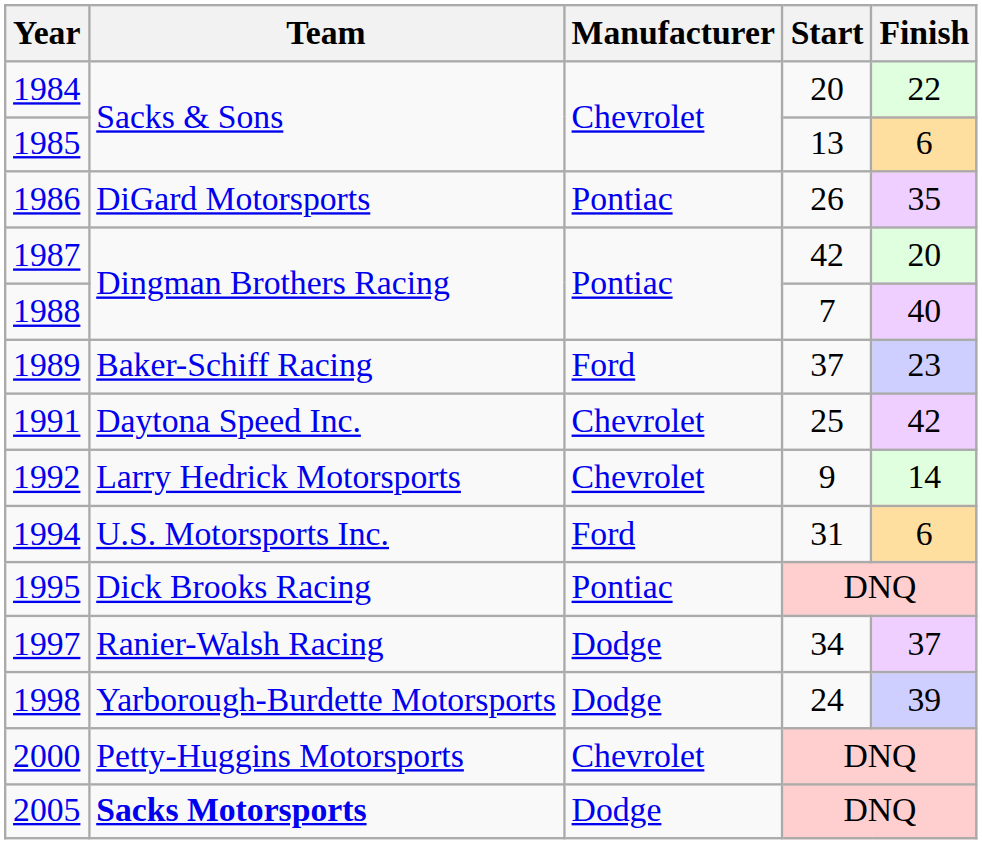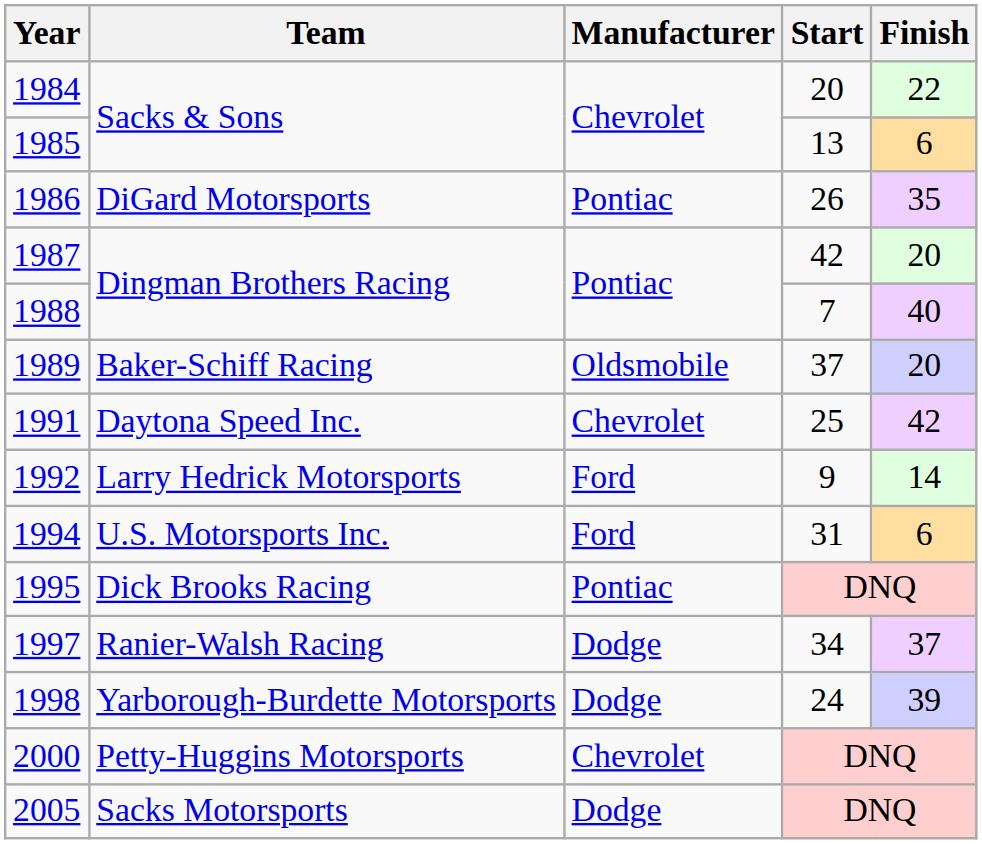(603, 366) Ford -> (650, 366) Oldsmobile
(924, 366) 23 -> (924, 366) 20
(638, 477) Chevrolet -> (603, 477) Ford
(231, 810) bold -> (222, 810) normal
